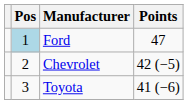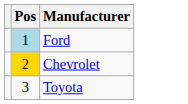- column: (158, 16)
(25, 64) no background -> (25, 64) gold background
